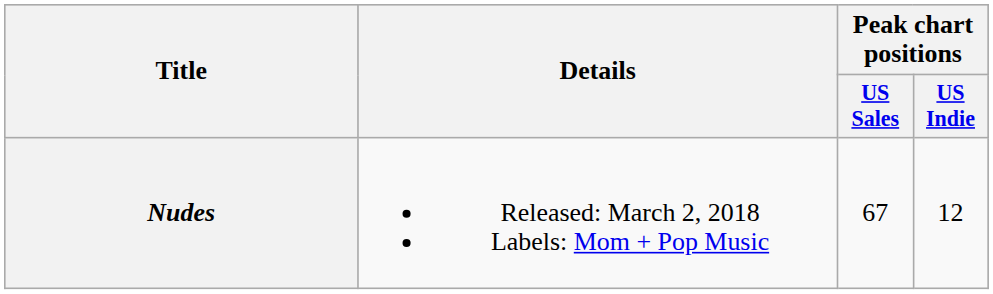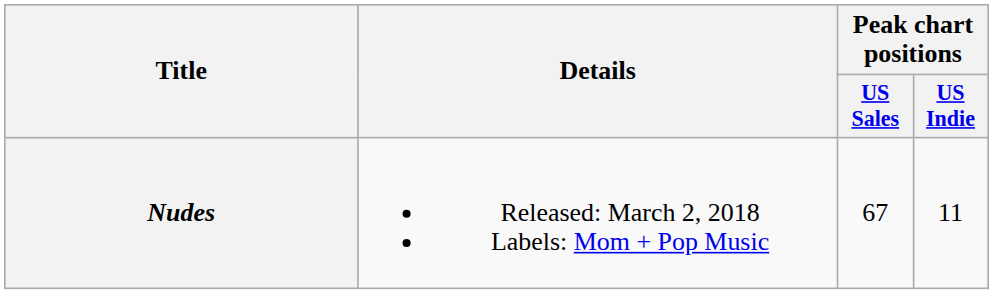(951, 212) 12 -> (951, 212) 11
